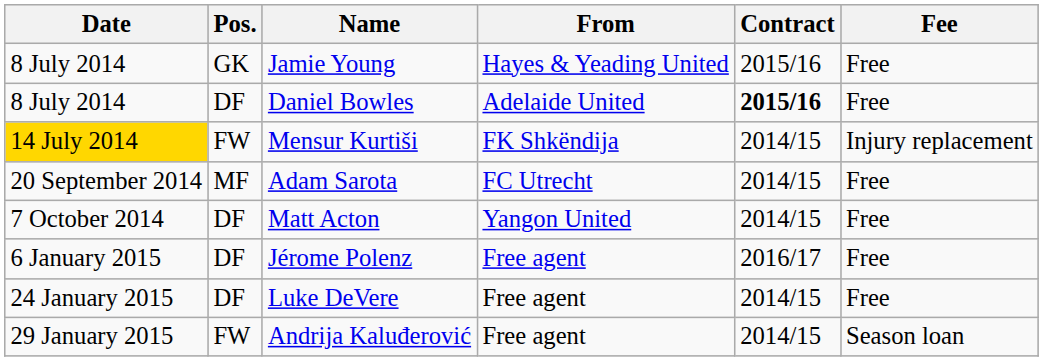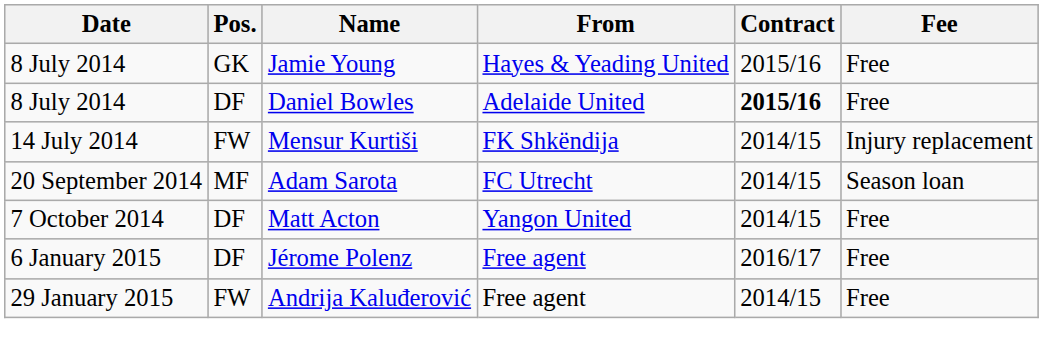(74, 141) gold background -> (74, 141) no background
(868, 180) Free -> (905, 180) Season loan
- row: (333, 297)
(905, 336) Season loan -> (868, 297) Free
